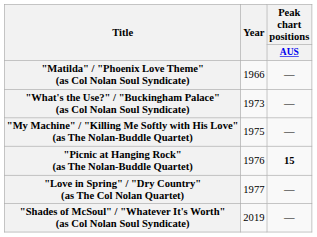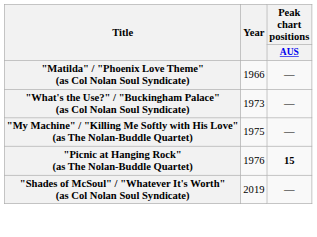- row: (123, 189)
